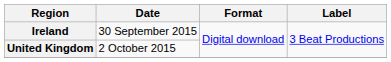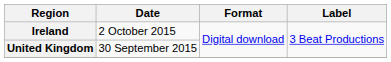(148, 31) 30 September 2015 -> (137, 31) 2 October 2015
(137, 48) 2 October 2015 -> (148, 48) 30 September 2015
